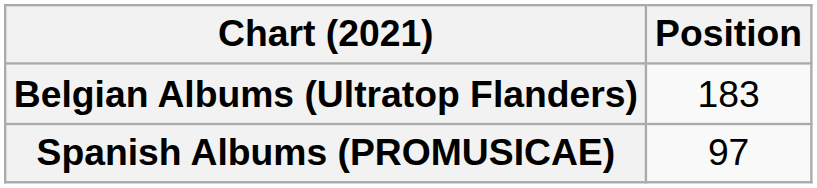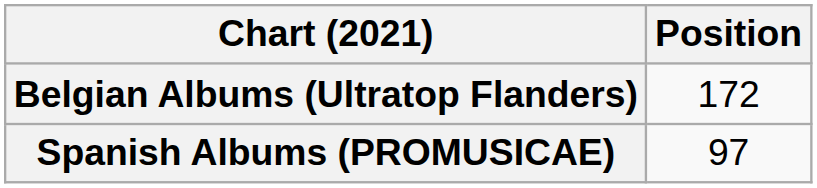(729, 93) 183 -> (729, 93) 172
